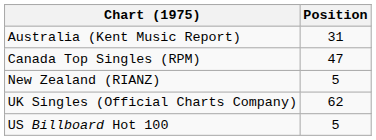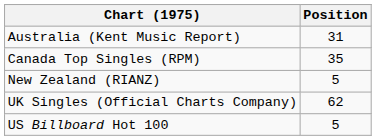(336, 59) 47 -> (336, 59) 35
